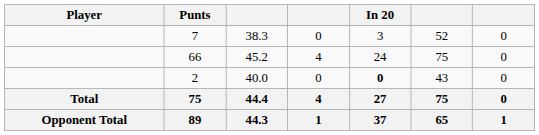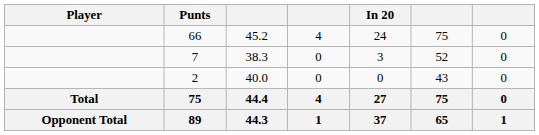rows swapped: (195, 57) <-> (195, 36)
(380, 78) bold -> (380, 78) normal
